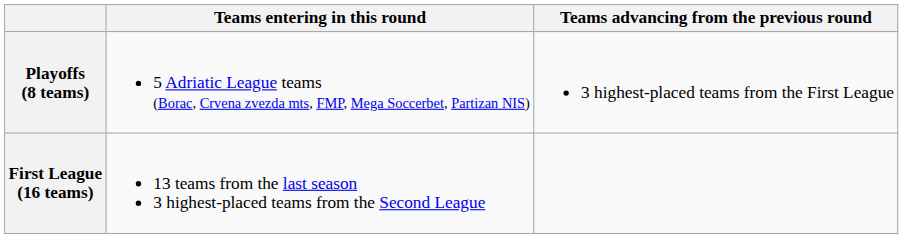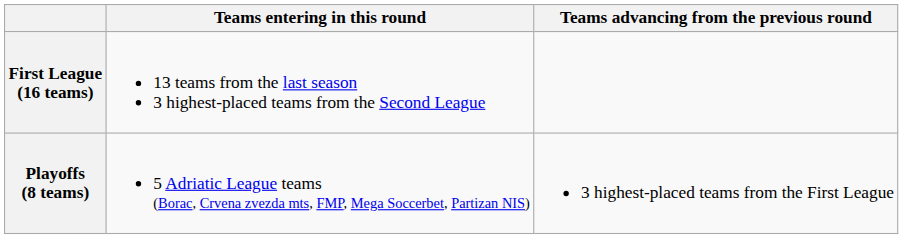rows swapped: (55, 183) <-> (55, 82)
